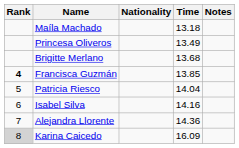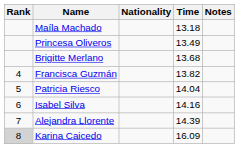(18, 74) bold -> (18, 74) normal
(188, 74) 13.85 -> (188, 74) 13.82
(188, 120) 14.36 -> (188, 120) 14.39
